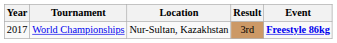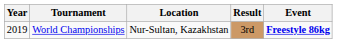(17, 30) 2017 -> (17, 30) 2019
